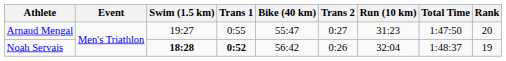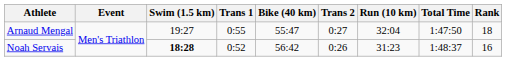(388, 30) 31:23 -> (388, 30) 32:04
(487, 30) 20 -> (487, 30) 18
(236, 48) bold -> (236, 48) normal
(388, 48) 32:04 -> (388, 48) 31:23
(487, 48) 19 -> (487, 48) 16
